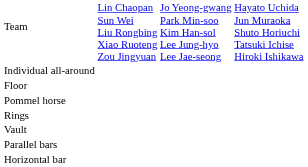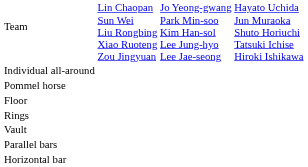rows swapped: (16, 85) <-> (35, 100)
